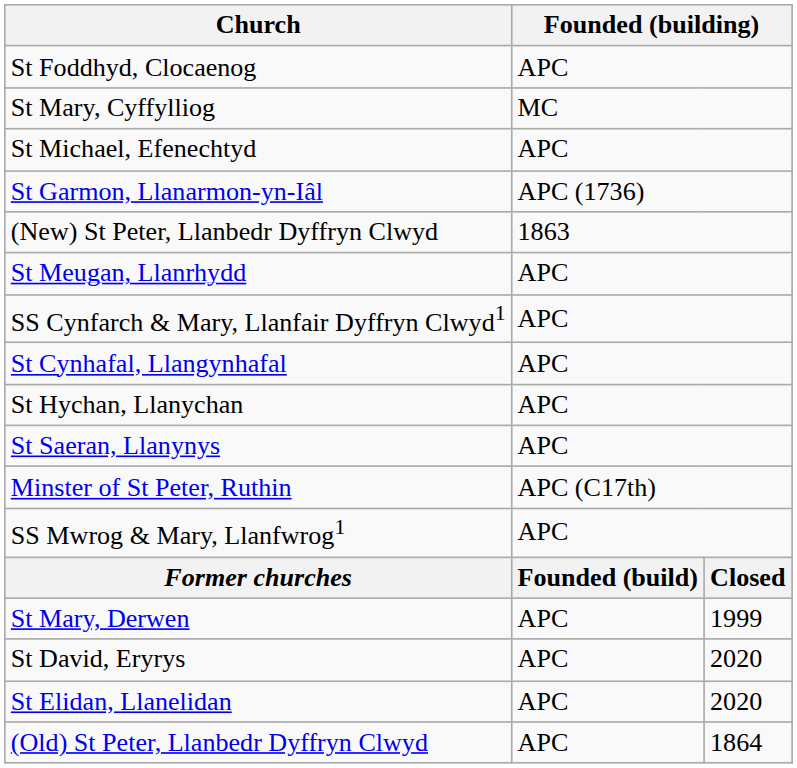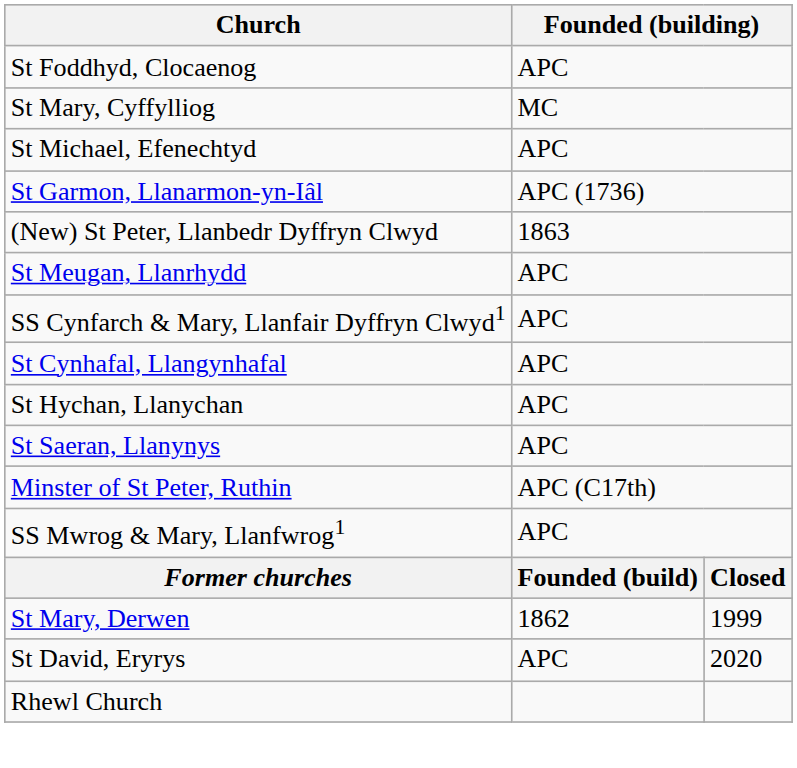(543, 618) APC -> (544, 618) 1862
- row: (121, 701)
+ row: (87, 701)
- row: (219, 742)
